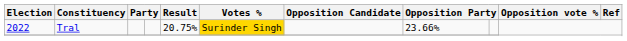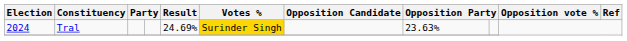(18, 28) 2022 -> (18, 28) 2024
(180, 28) 20.75% -> (180, 28) 24.69%
(422, 28) 23.66% -> (422, 28) 23.63%
